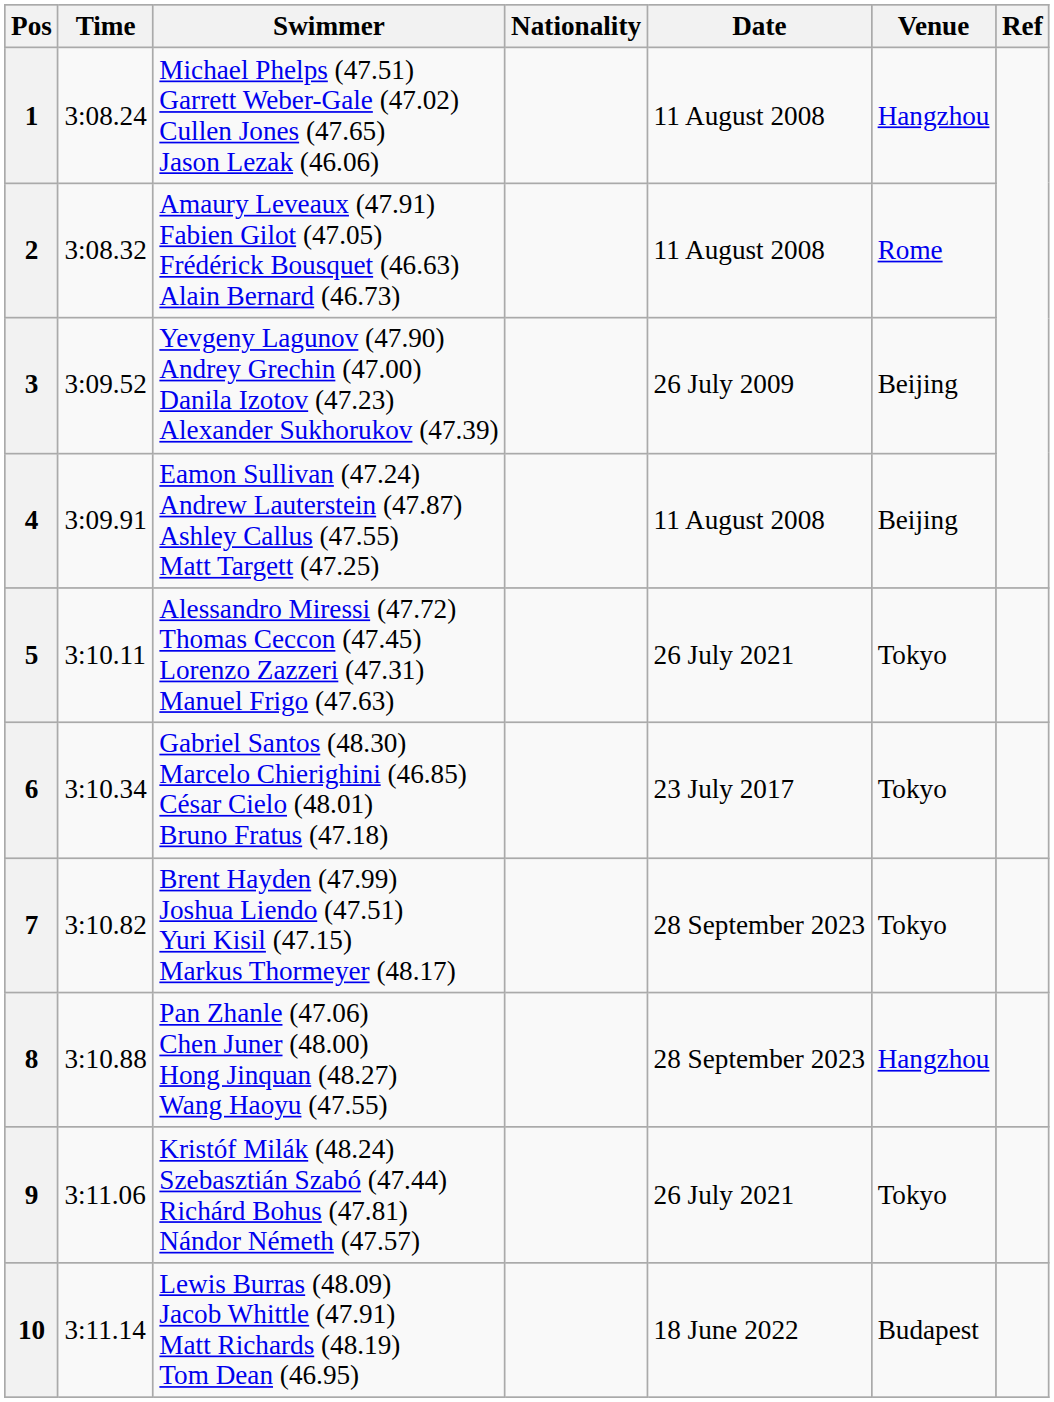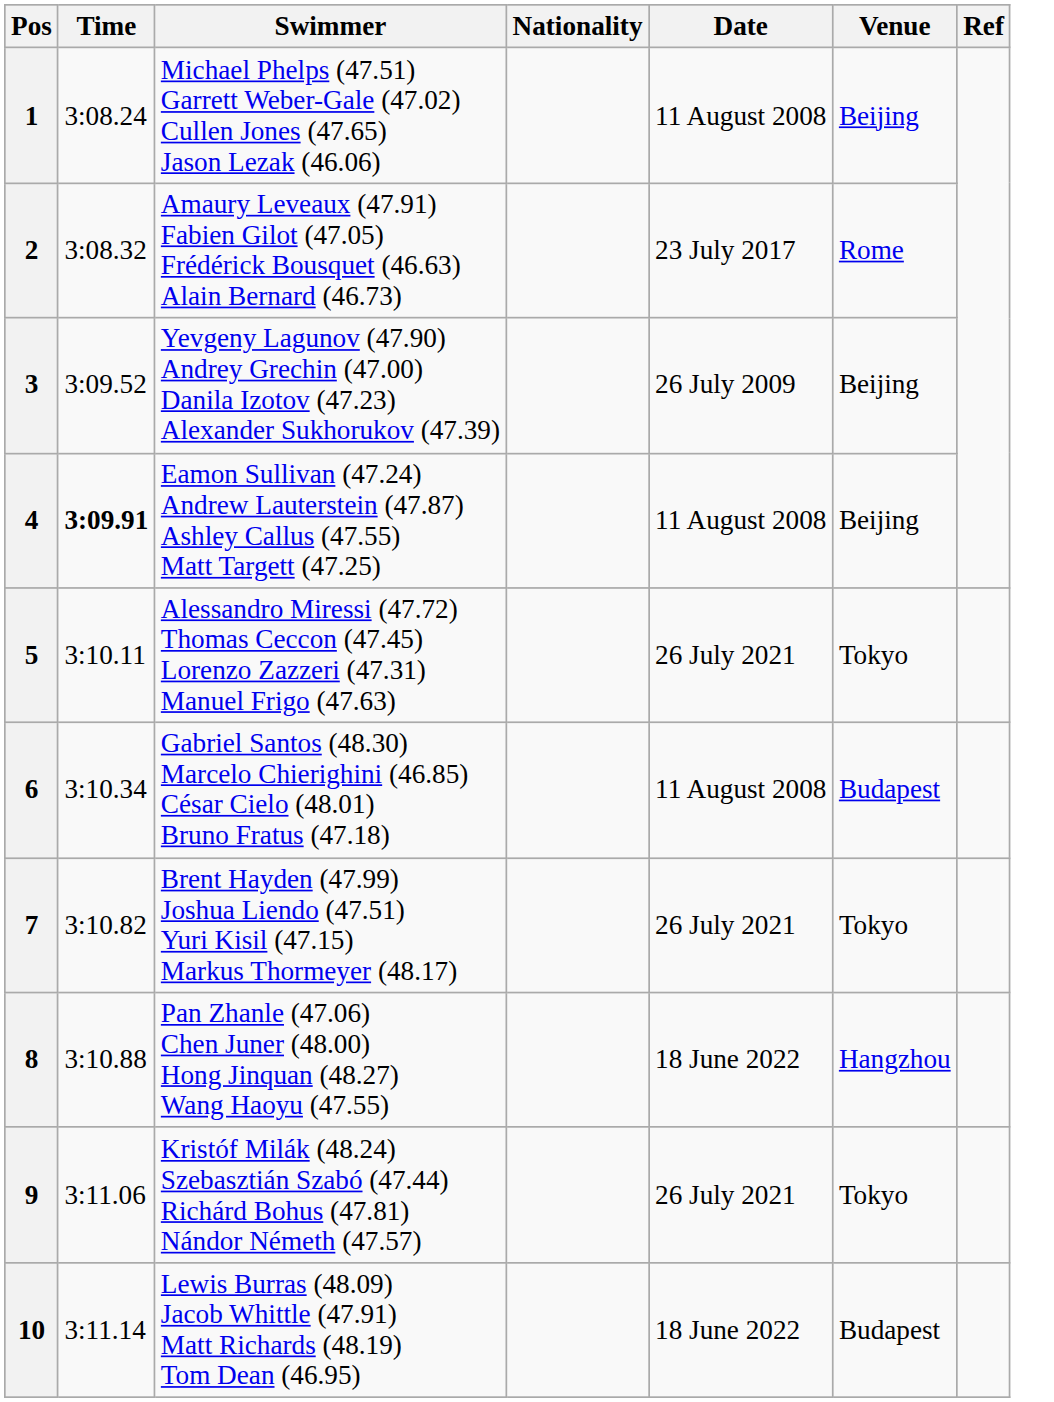(934, 115) Hangzhou -> (879, 115) Beijing
(739, 250) 11 August 2008 -> (725, 250) 23 July 2017
(106, 519) normal -> (106, 519) bold
(724, 789) 23 July 2017 -> (741, 789) 11 August 2008
(912, 789) Tokyo -> (890, 789) Budapest
(759, 924) 28 September 2023 -> (725, 924) 26 July 2021
(759, 1059) 28 September 2023 -> (728, 1059) 18 June 2022
